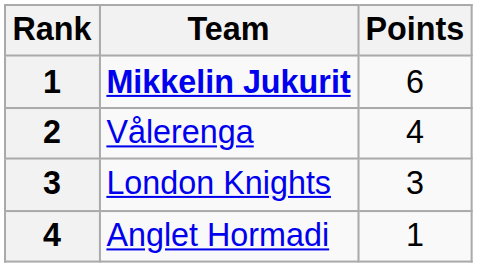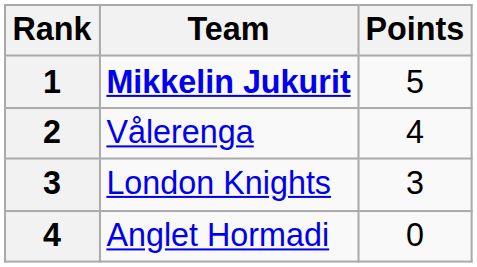(415, 81) 6 -> (415, 81) 5
(415, 235) 1 -> (415, 235) 0
